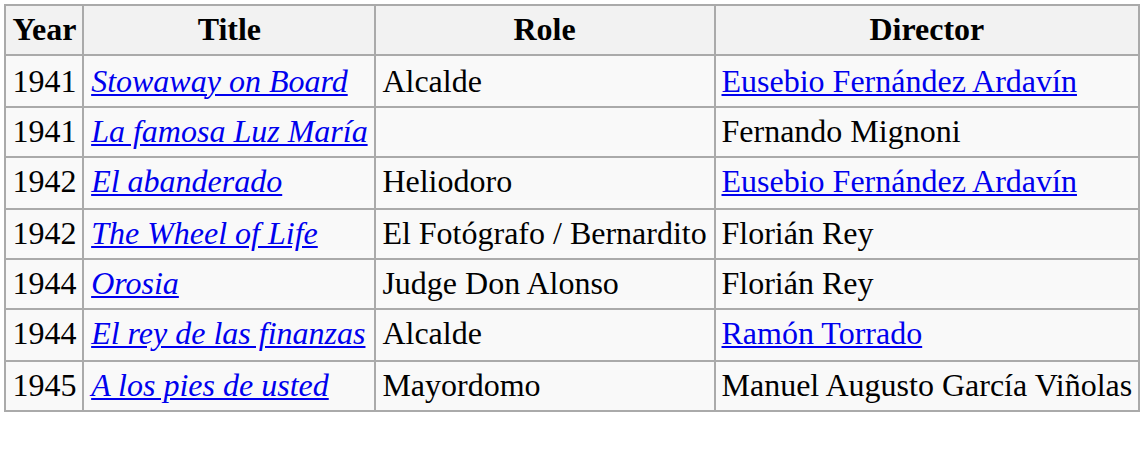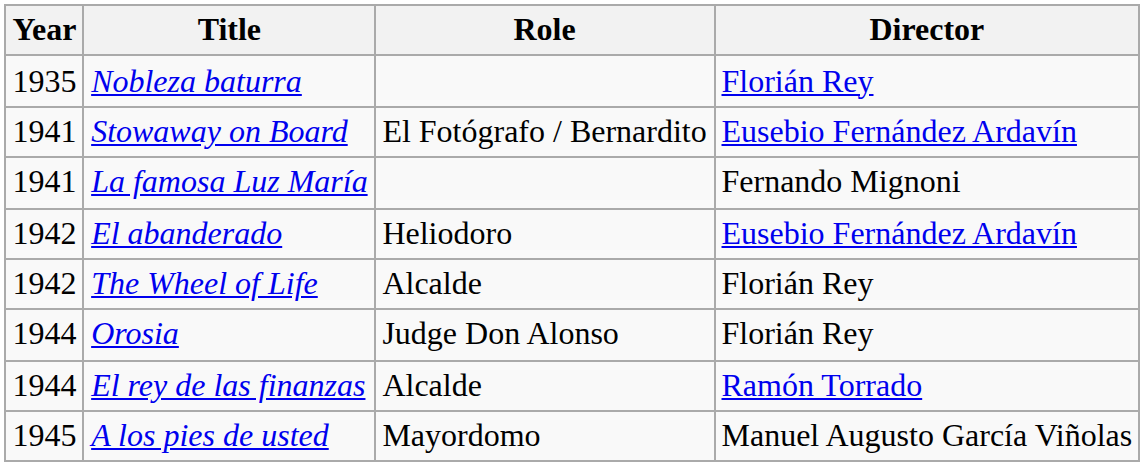+ row: (196, 80)
(432, 80) Alcalde -> (545, 131) El Fotógrafo / Bernardito
(545, 232) El Fotógrafo / Bernardito -> (432, 283) Alcalde
